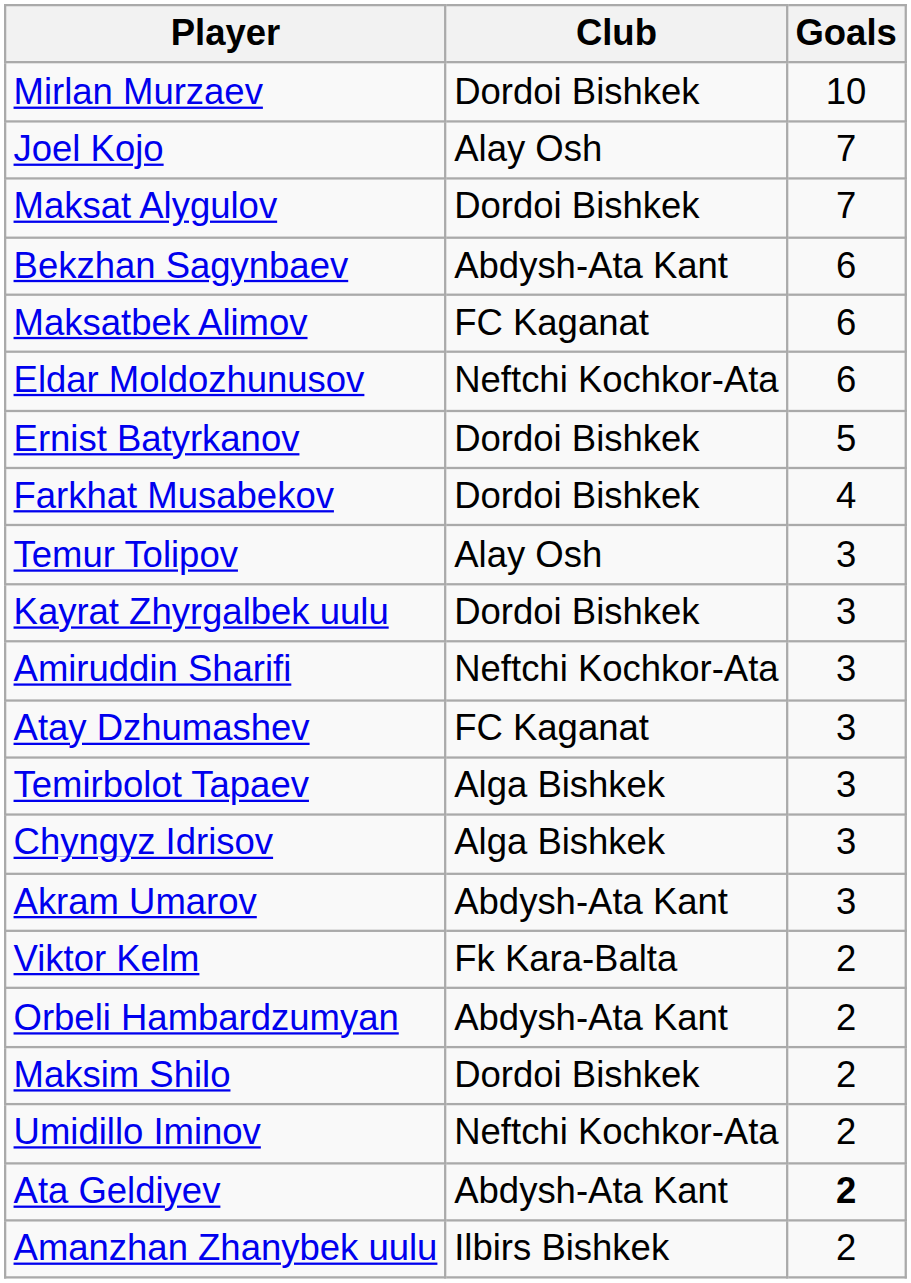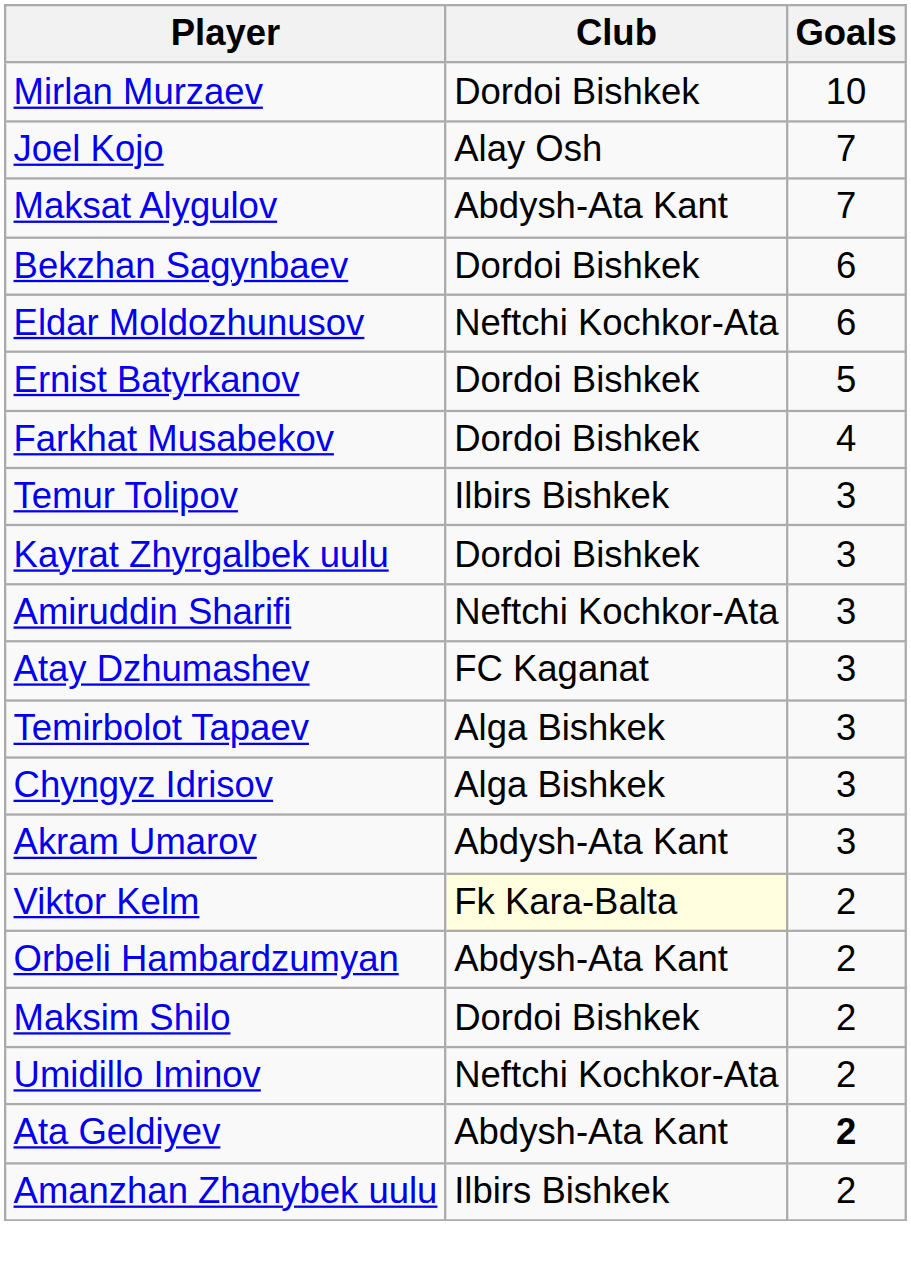(577, 206) Dordoi Bishkek -> (591, 206) Abdysh-Ata Kant
(591, 264) Abdysh-Ata Kant -> (577, 264) Dordoi Bishkek
- row: (161, 322)
(528, 554) Alay Osh -> (562, 496) Ilbirs Bishkek
(566, 959) no background -> (566, 901) lightyellow background
